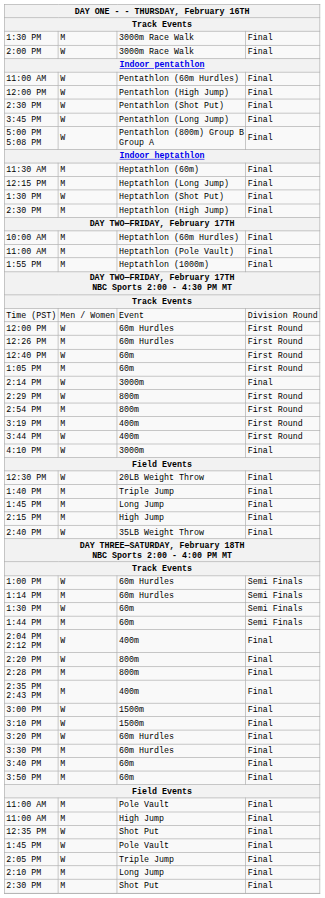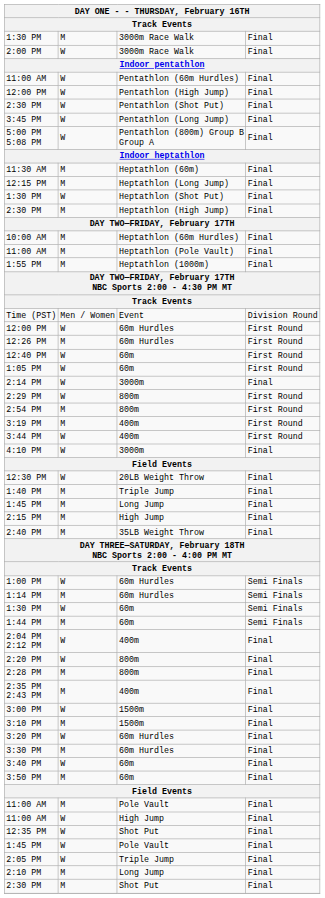(63, 369) M -> (63, 369) W
(63, 532) W -> (63, 532) M
(63, 724) W -> (63, 724) M
(63, 764) M -> (63, 764) W
(63, 818) M -> (63, 818) W
